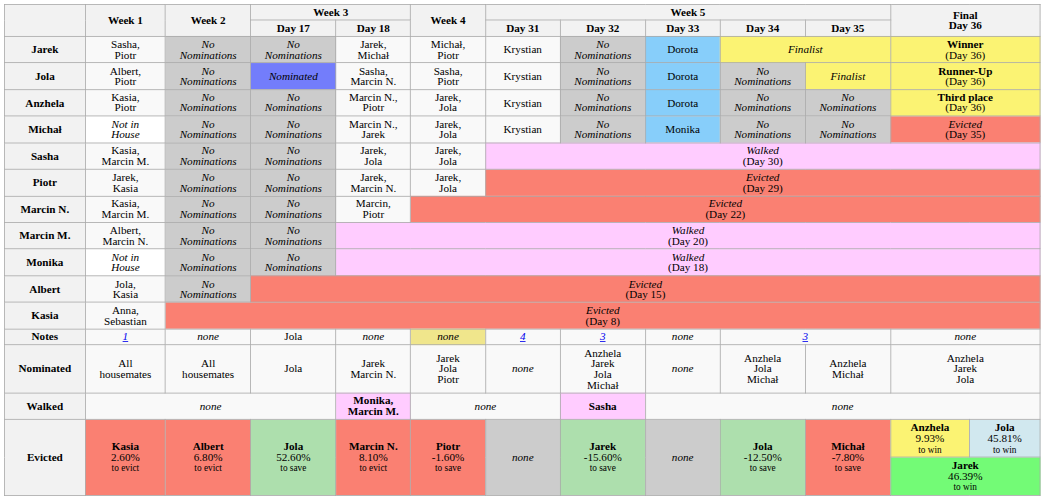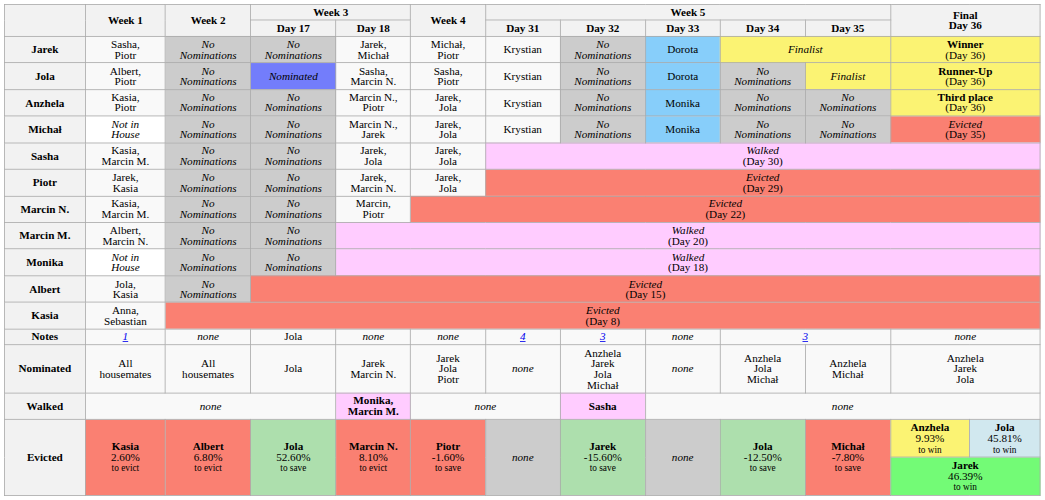(683, 102) Dorota -> (683, 102) Monika
(448, 336) khaki background -> (448, 336) no background
